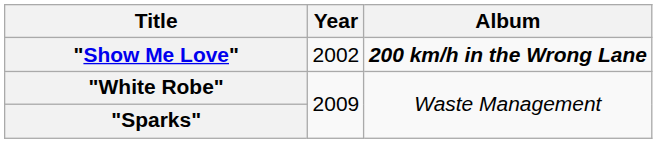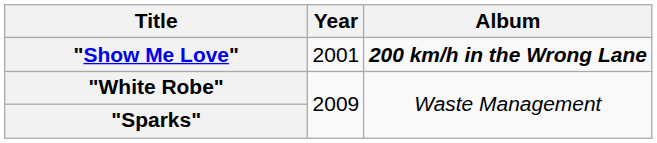(336, 54) 2002 -> (336, 54) 2001
